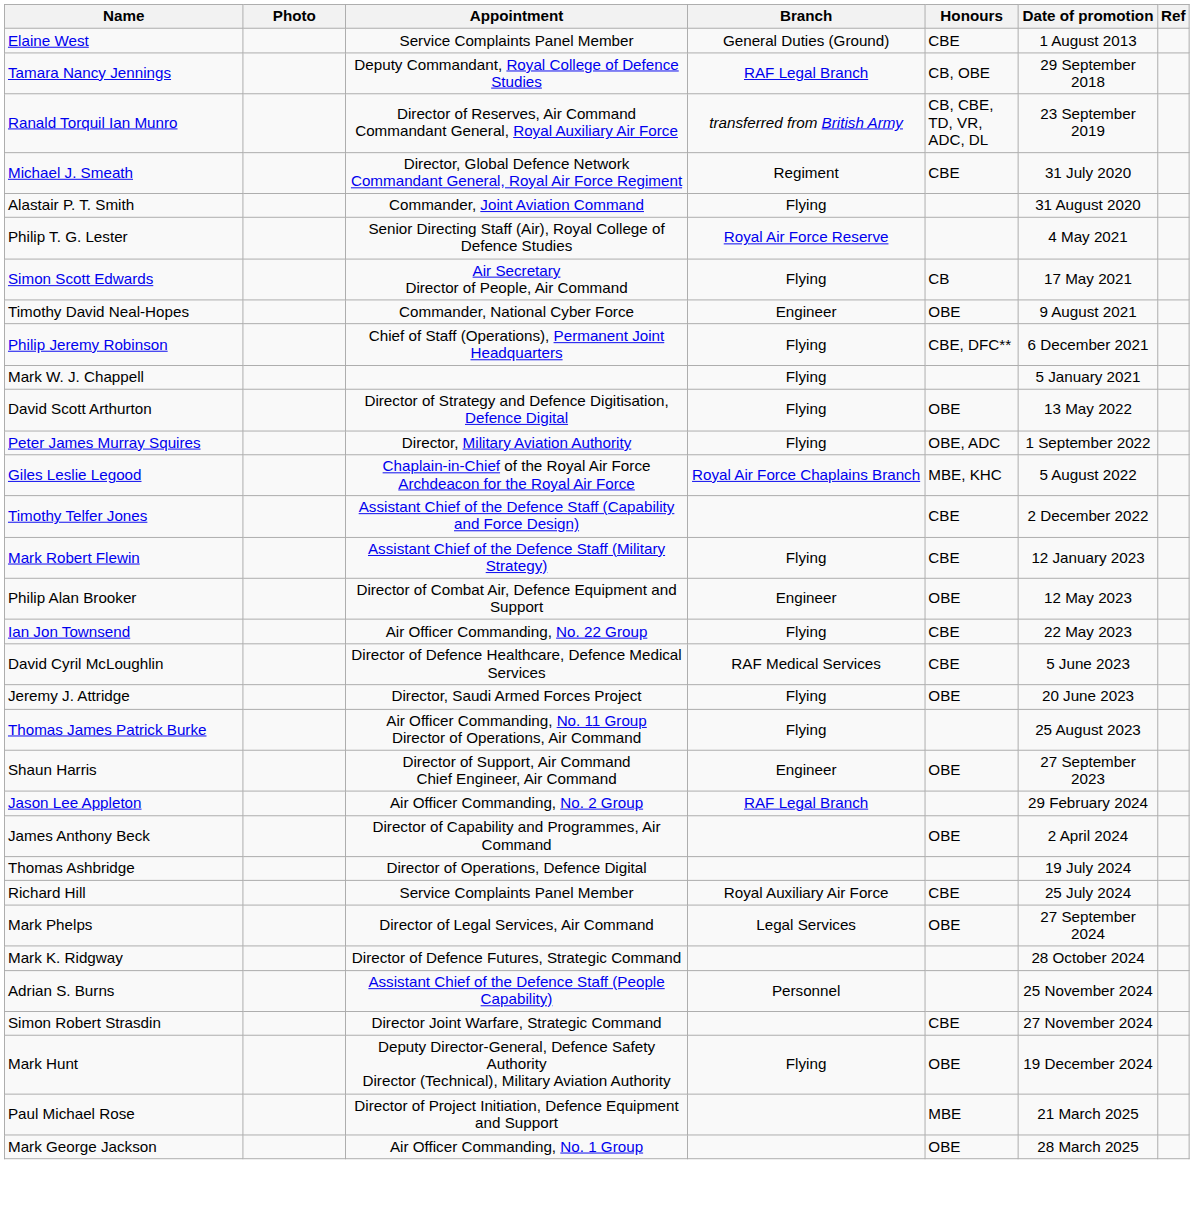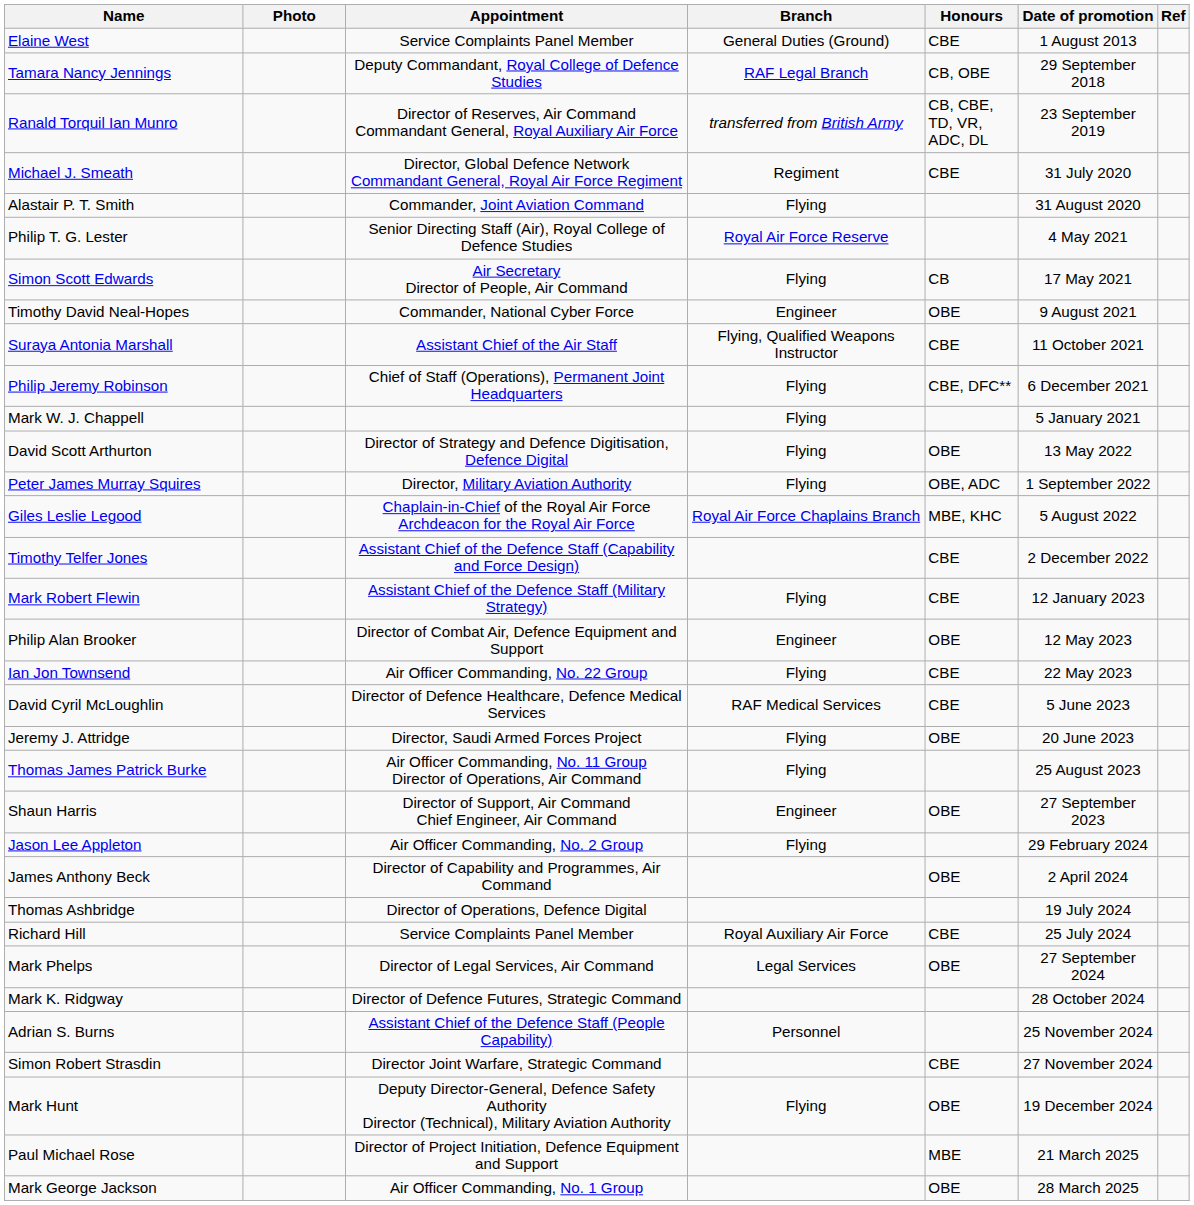+ row: (90, 344)
(806, 803) RAF Legal Branch -> (806, 844) Flying
